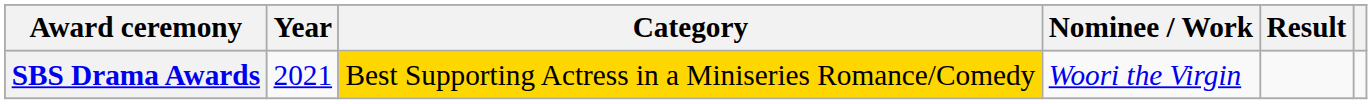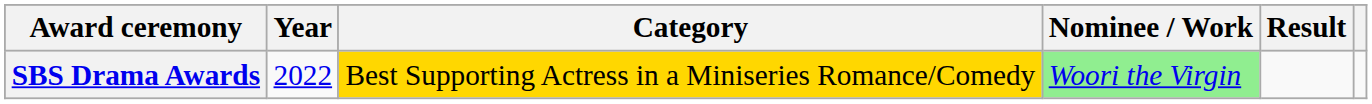(303, 74) 2021 -> (303, 74) 2022
(1145, 74) no background -> (1145, 74) lightgreen background
